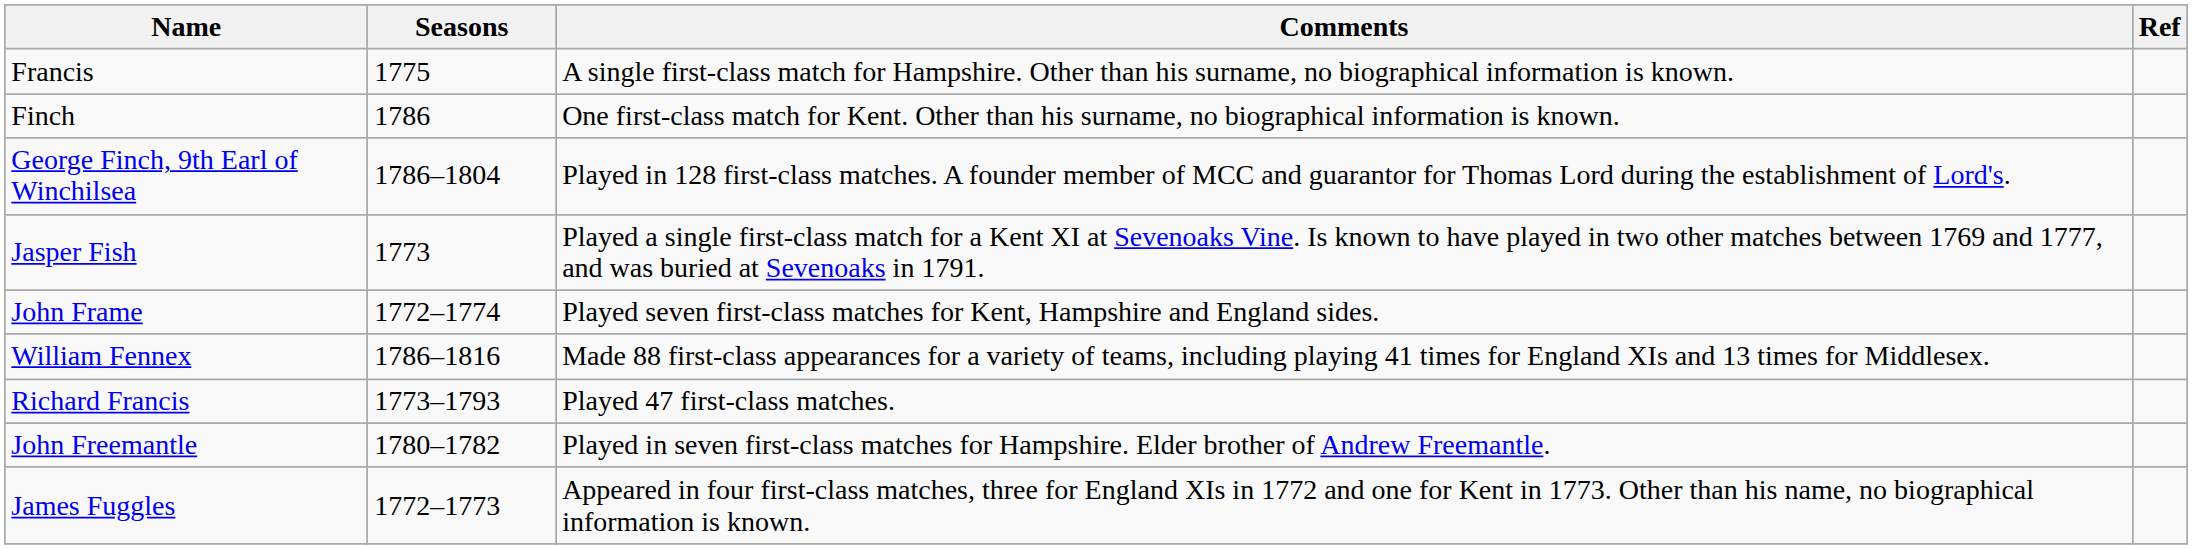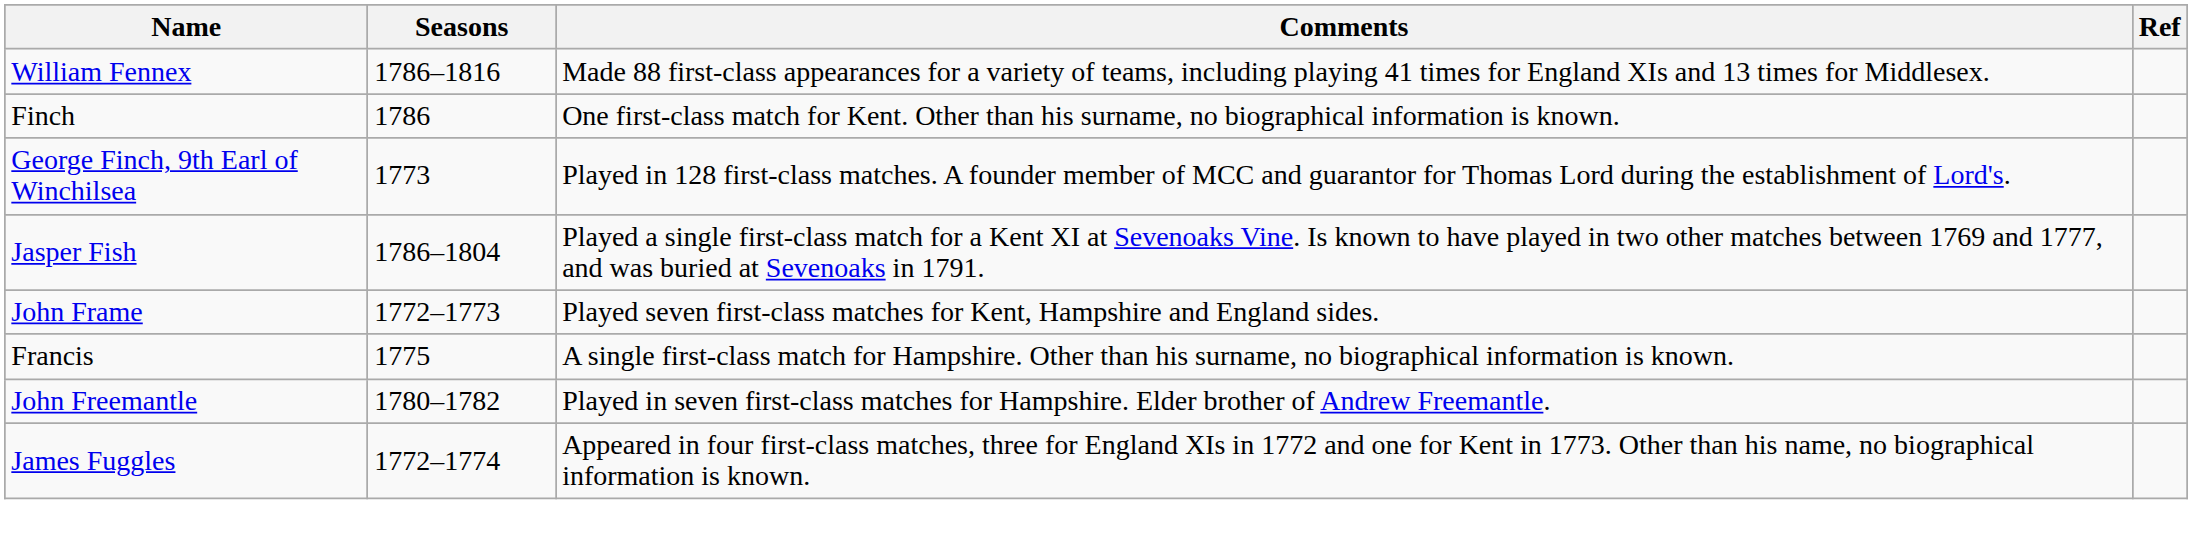rows swapped: (101, 356) <-> (53, 71)
(437, 175) 1786–1804 -> (402, 175) 1773
(402, 251) 1773 -> (437, 251) 1786–1804
(437, 311) 1772–1774 -> (437, 311) 1772–1773
- row: (100, 400)
(437, 505) 1772–1773 -> (437, 460) 1772–1774
